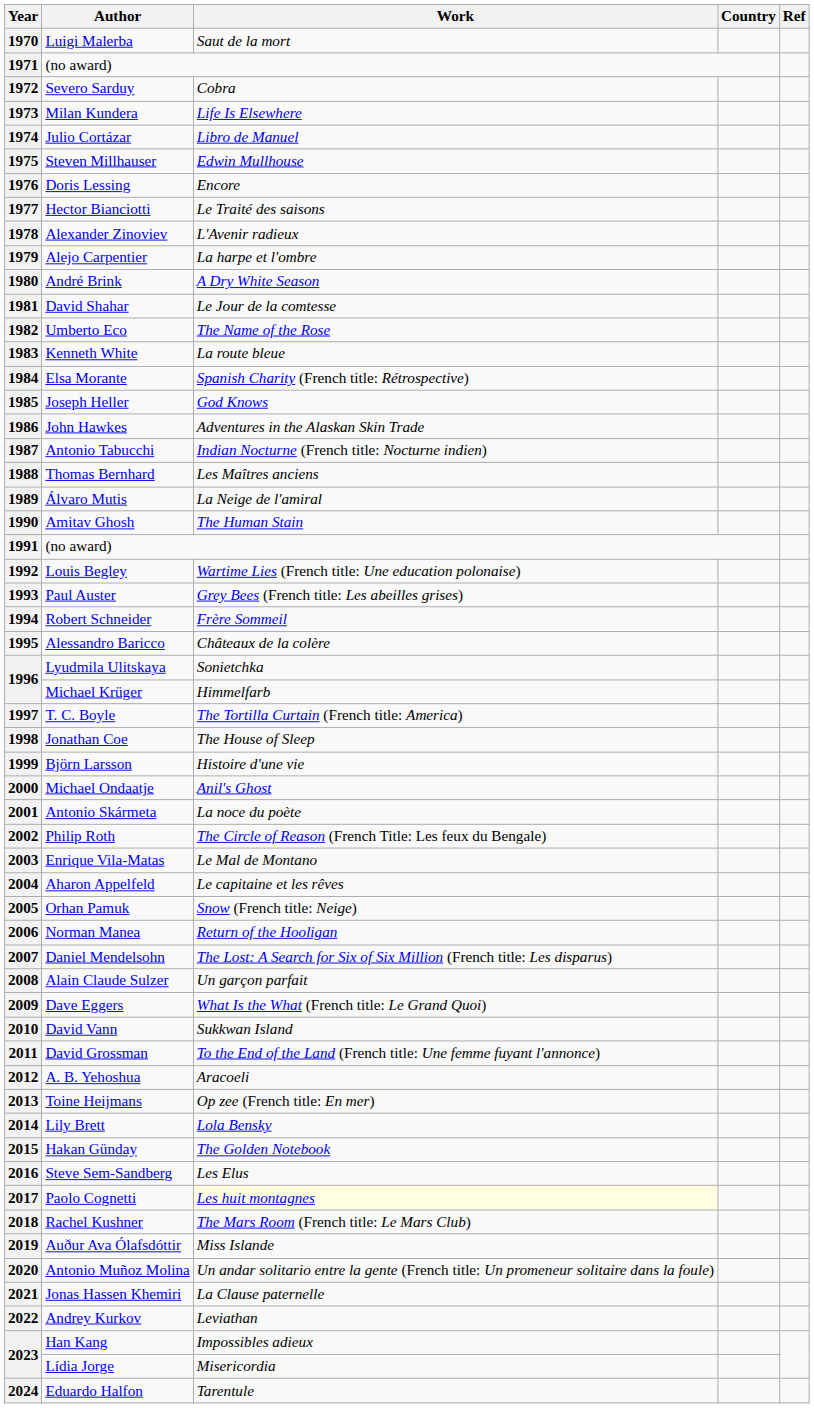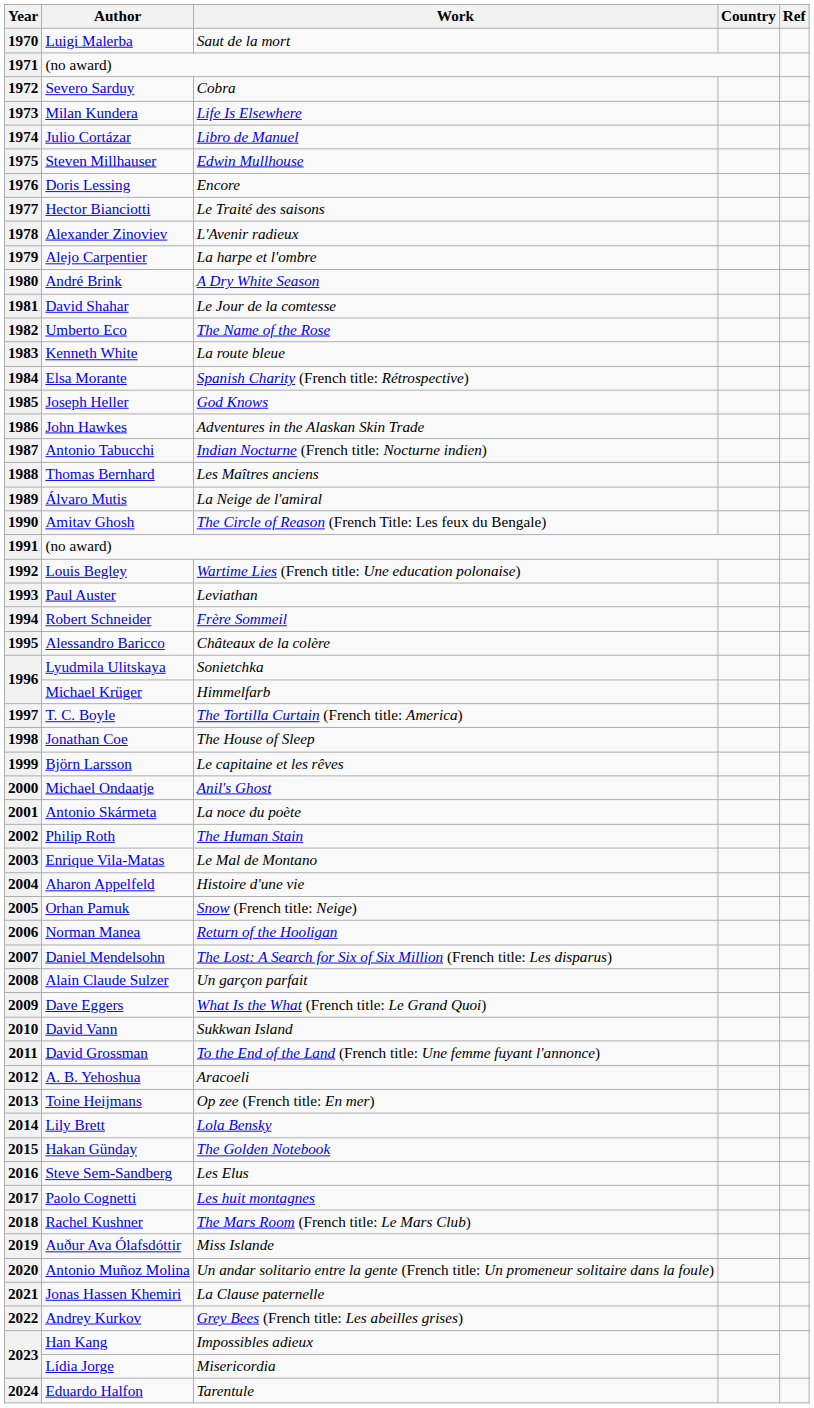(250, 522) The Human Stain -> (371, 522) The Circle of Reason (French Title: Les feux du Bengale)
(330, 595) Grey Bees (French title: Les abeilles grises) -> (227, 595) Leviathan
(250, 763) Histoire d'une vie -> (270, 763) Le capitaine et les rêves
(371, 836) The Circle of Reason (French Title: Les feux du Bengale) -> (250, 836) The Human Stain
(270, 884) Le capitaine et les rêves -> (250, 884) Histoire d'une vie
(256, 1197) lightyellow background -> (256, 1197) no background
(227, 1318) Leviathan -> (330, 1318) Grey Bees (French title: Les abeilles grises)
